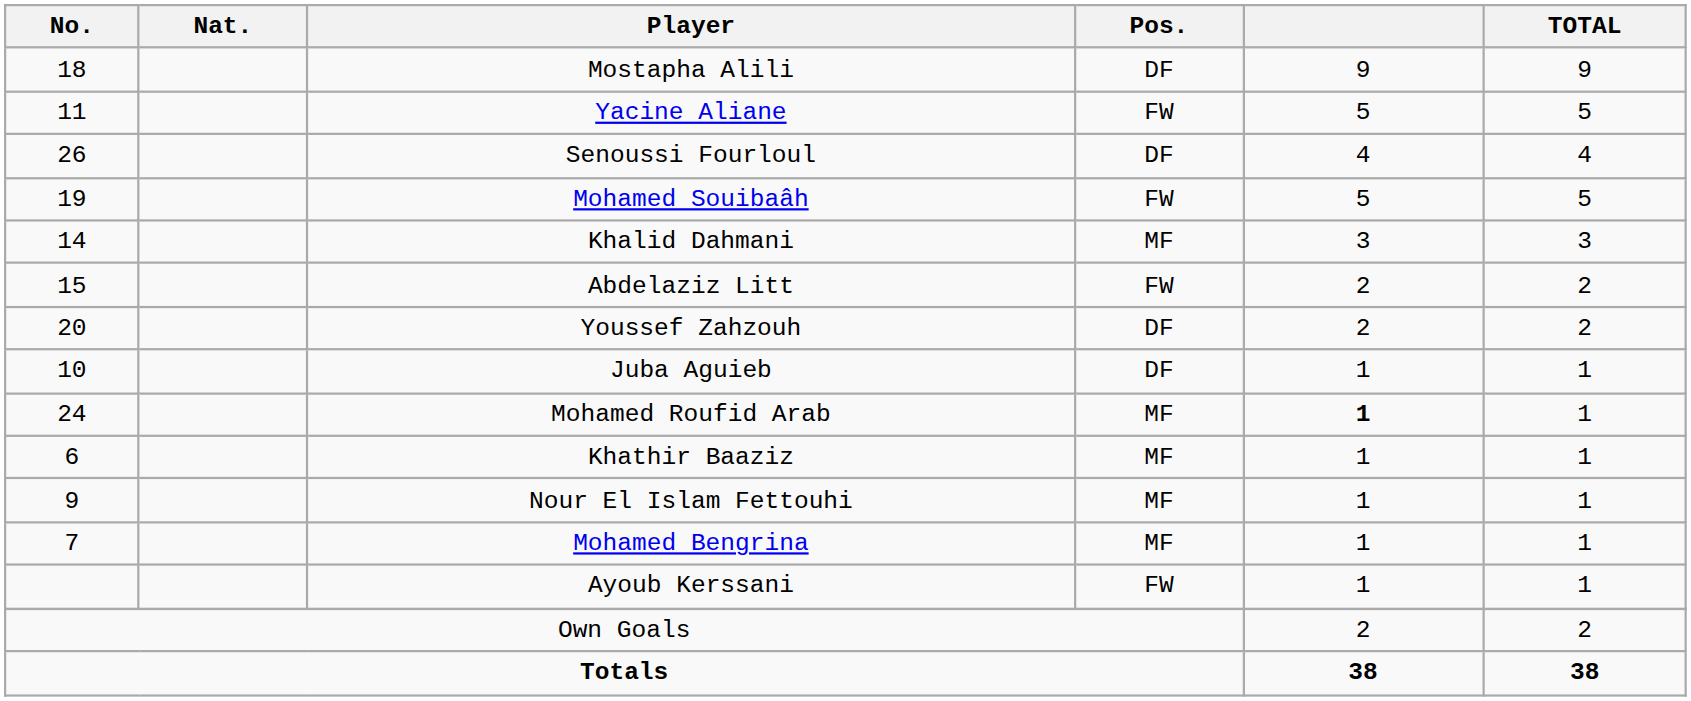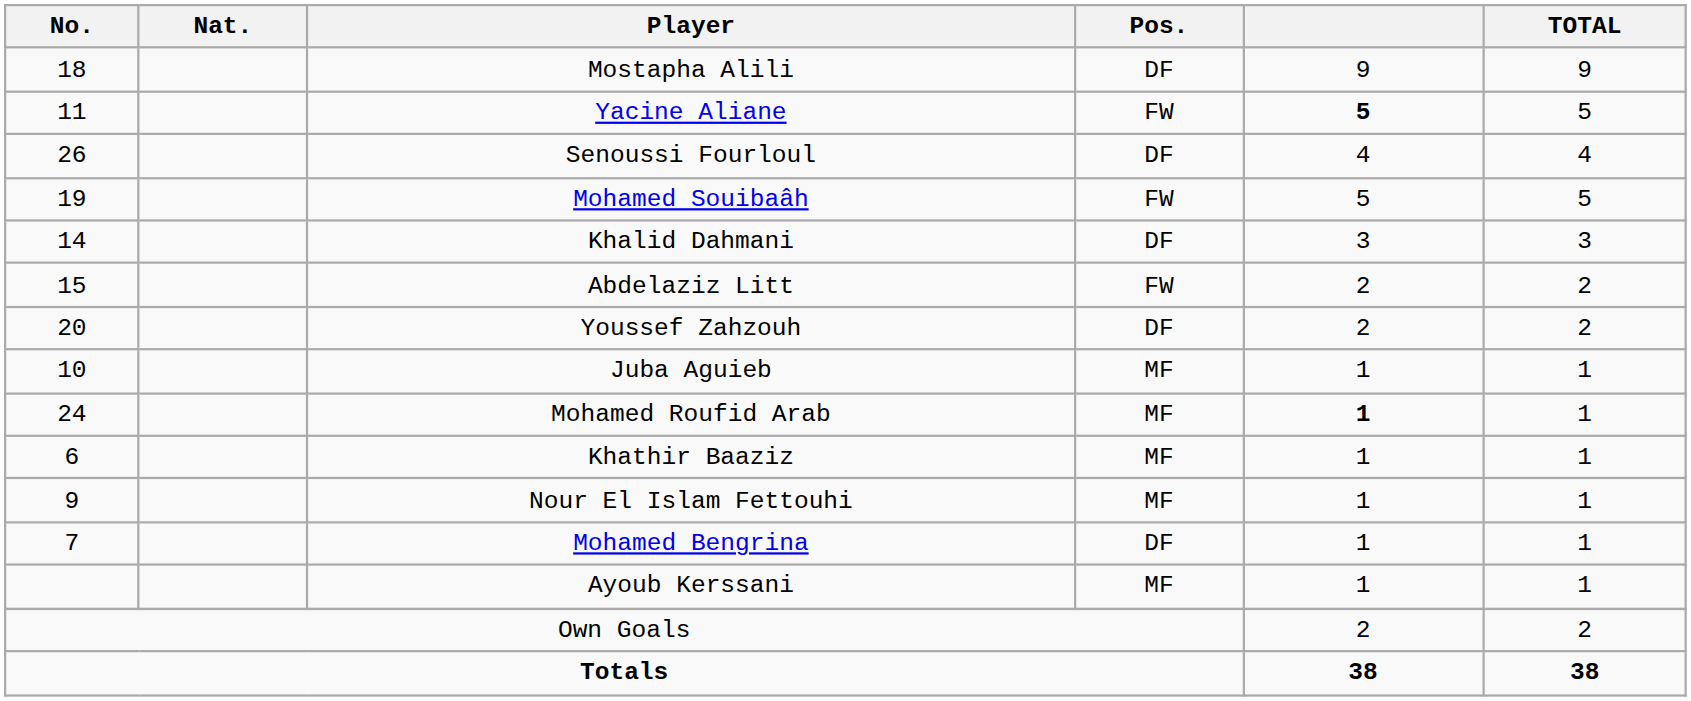(1363, 113) normal -> (1363, 113) bold
(1159, 242) MF -> (1159, 242) DF
(1159, 371) DF -> (1159, 371) MF
(1159, 544) MF -> (1159, 544) DF
(1159, 587) FW -> (1159, 587) MF
